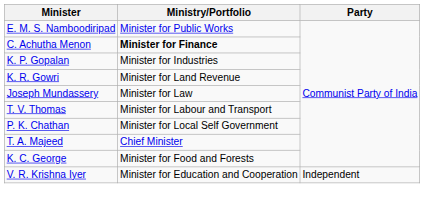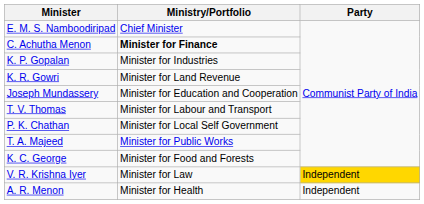(177, 28) Minister for Public Works -> (151, 28) Chief Minister
(156, 93) Minister for Law -> (209, 93) Minister for Education and Cooperation
(151, 142) Chief Minister -> (177, 142) Minister for Public Works
(209, 175) Minister for Education and Cooperation -> (156, 175) Minister for Law
(331, 175) no background -> (331, 175) gold background
+ row: (35, 191)
